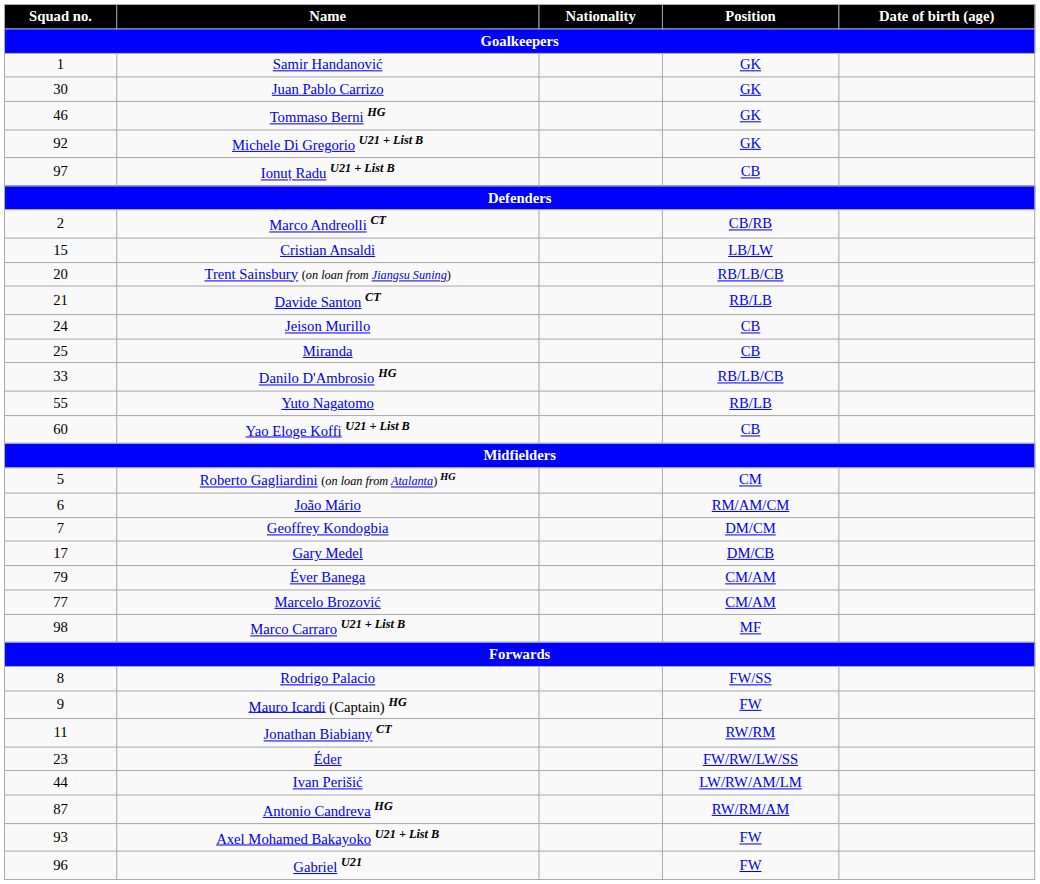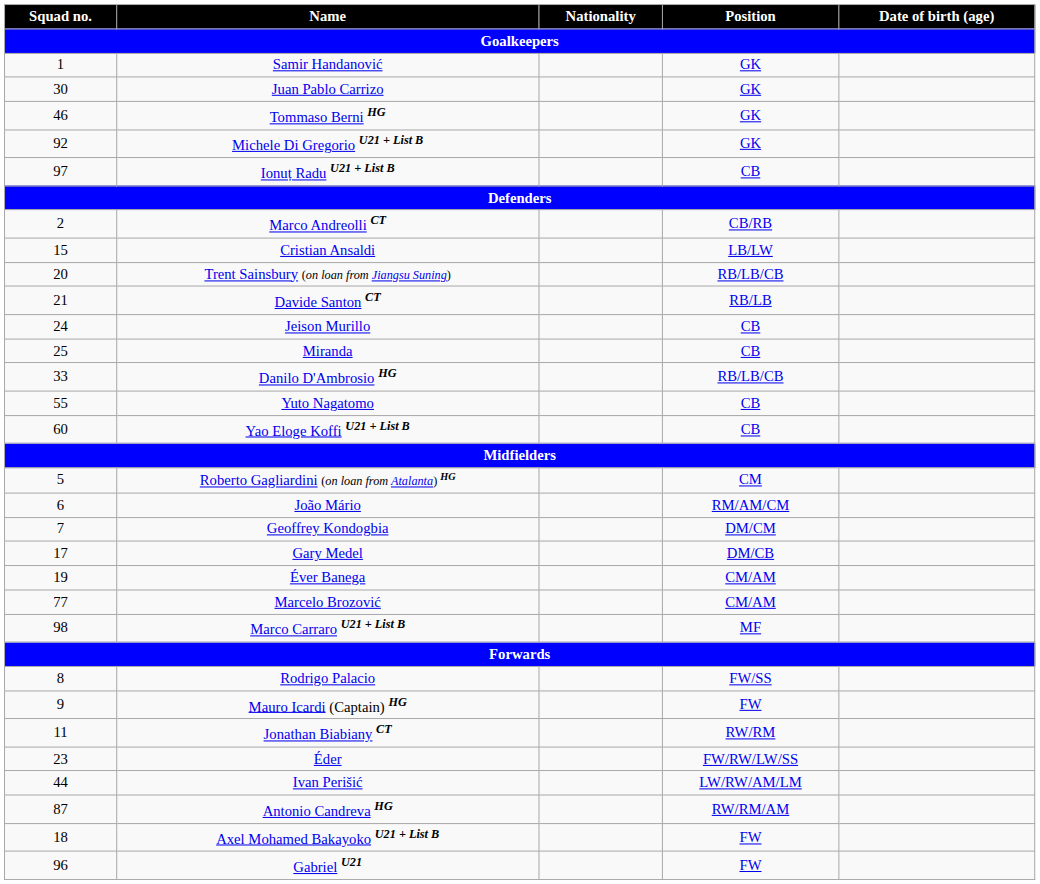(750, 403) RB/LB -> (750, 403) CB
(61, 578) 79 -> (61, 578) 19
(61, 837) 93 -> (61, 837) 18
